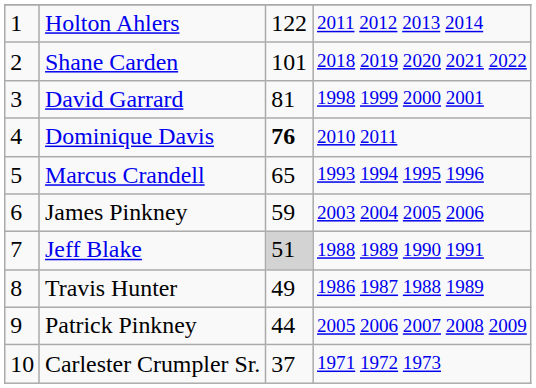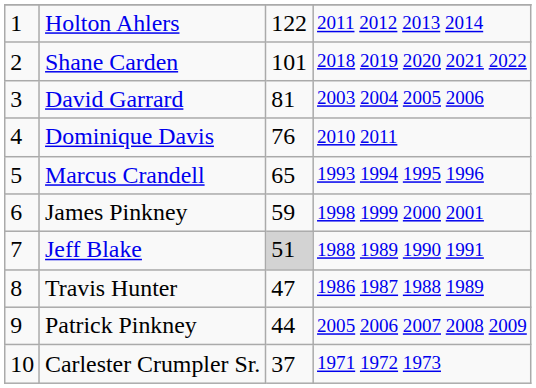(400, 99) 1998 1999 2000 2001 -> (400, 99) 2003 2004 2005 2006
(283, 136) bold -> (283, 136) normal
(400, 212) 2003 2004 2005 2006 -> (400, 212) 1998 1999 2000 2001
(283, 288) 49 -> (283, 288) 47
